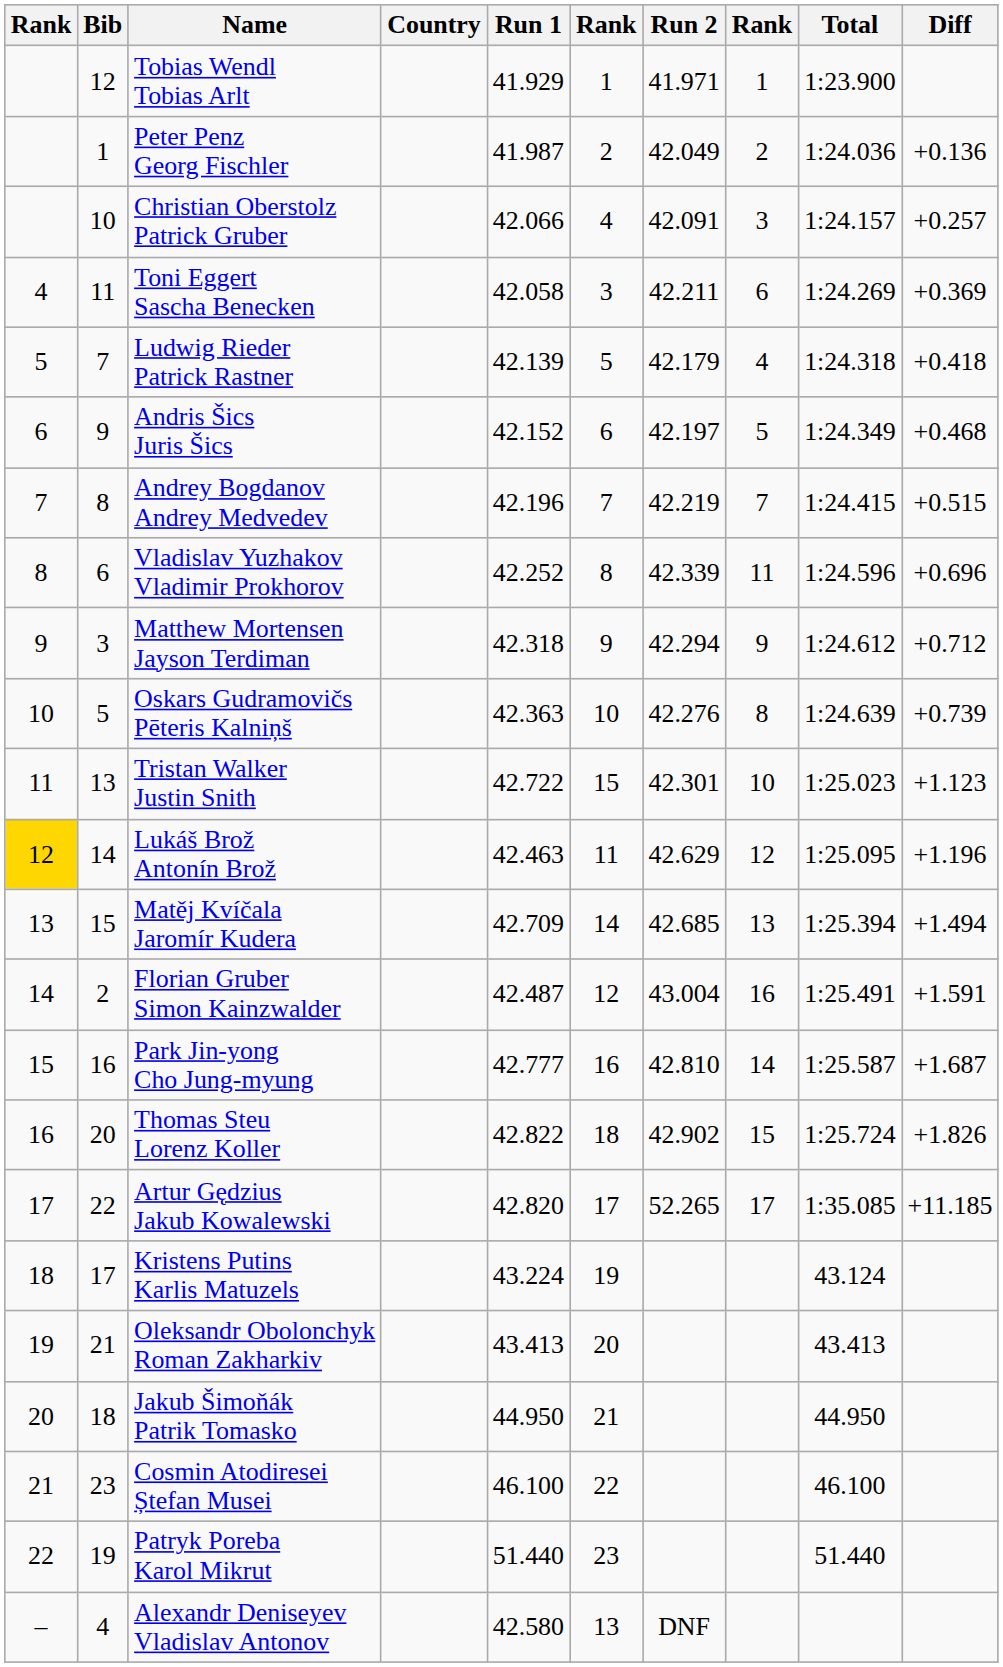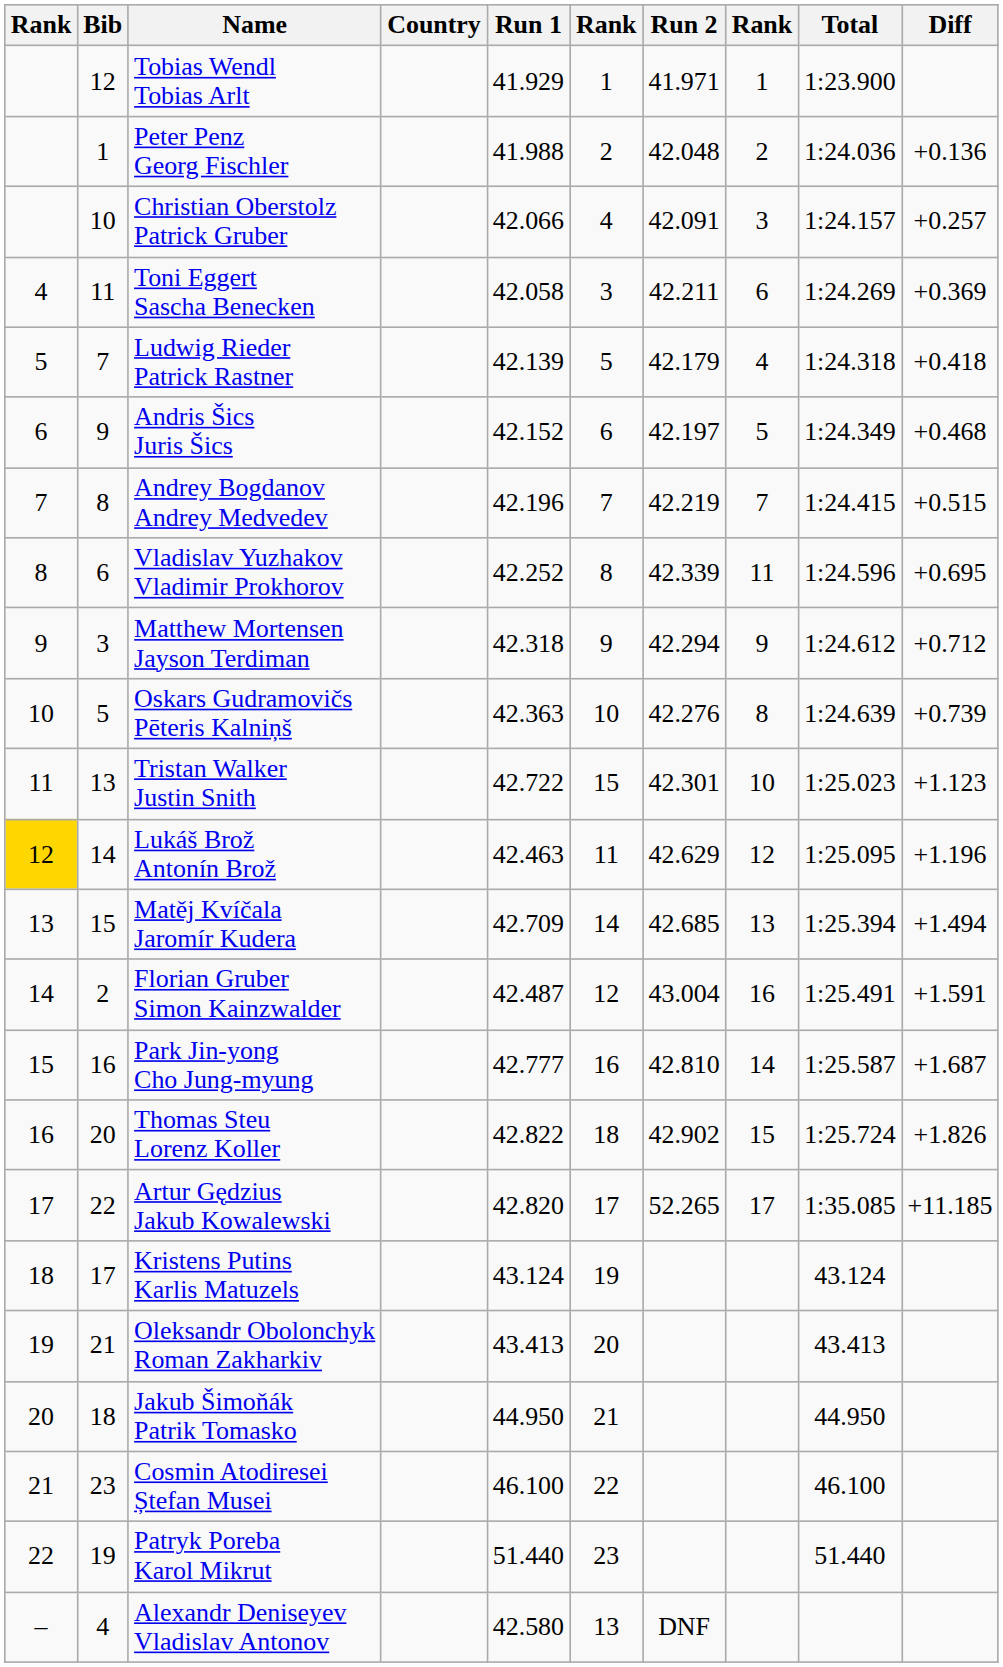(528, 151) 41.987 -> (528, 151) 41.988
(684, 151) 42.049 -> (684, 151) 42.048
(950, 572) +0.696 -> (950, 572) +0.695
(528, 1275) 43.224 -> (528, 1275) 43.124
